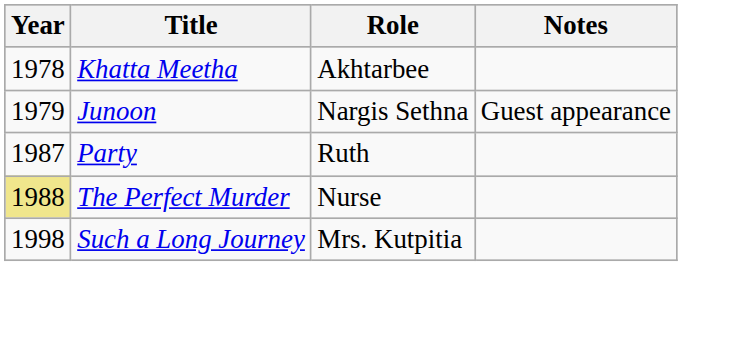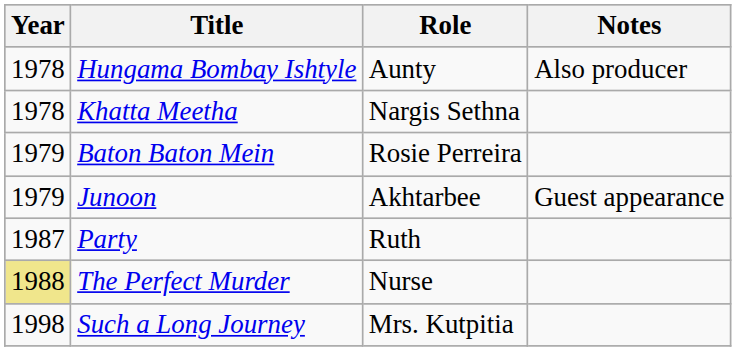+ row: (217, 68)
(373, 68) Akhtarbee -> (444, 111) Nargis Sethna
+ row: (176, 153)
(393, 111) Nargis Sethna -> (425, 196) Akhtarbee
